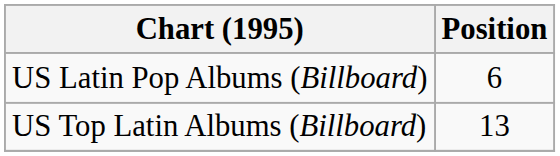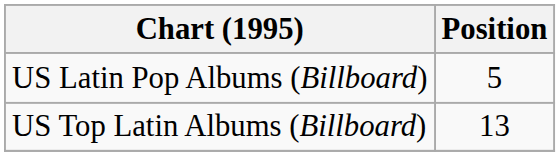(494, 77) 6 -> (494, 77) 5
